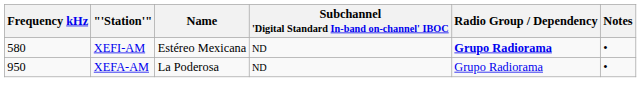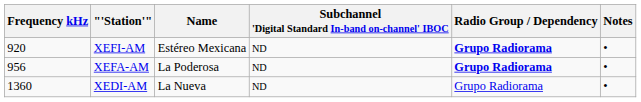(16, 47) 580 -> (16, 47) 920
(16, 67) 950 -> (16, 67) 956
(499, 67) normal -> (503, 67) bold
+ row: (120, 86)
